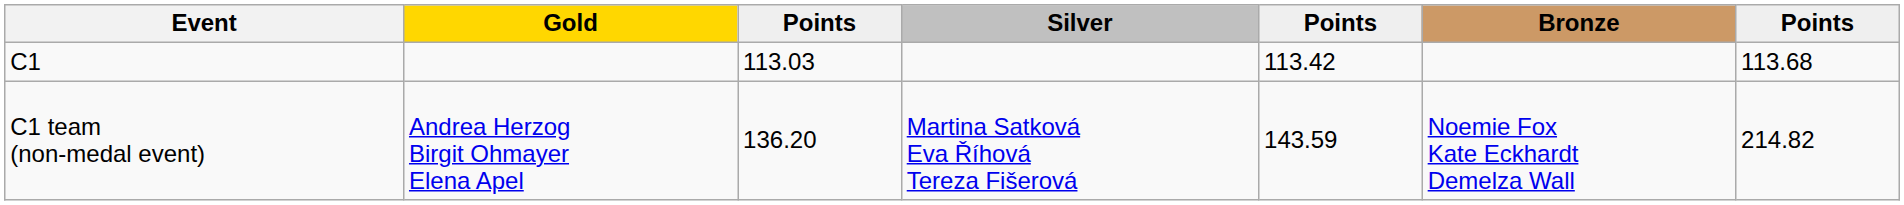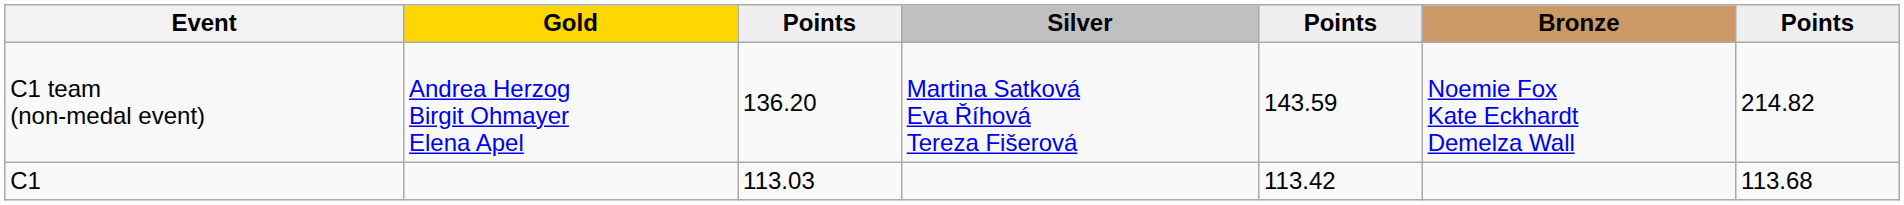rows swapped: (26, 61) <-> (108, 140)
